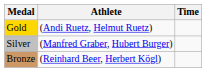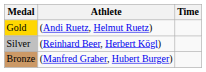(106, 43) (Manfred Graber, Hubert Burger) -> (100, 43) (Reinhard Beer, Herbert Kögl)
(100, 59) (Reinhard Beer, Herbert Kögl) -> (106, 59) (Manfred Graber, Hubert Burger)
